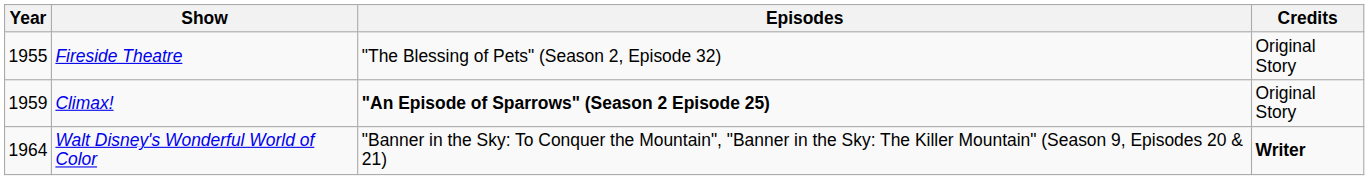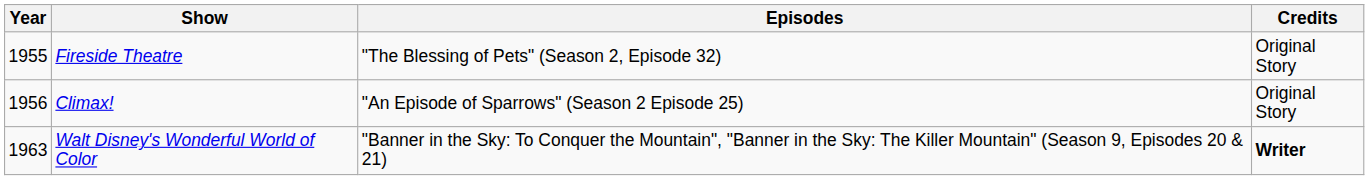(28, 103) 1959 -> (28, 103) 1956
(566, 103) bold -> (553, 103) normal
(28, 150) 1964 -> (28, 150) 1963
